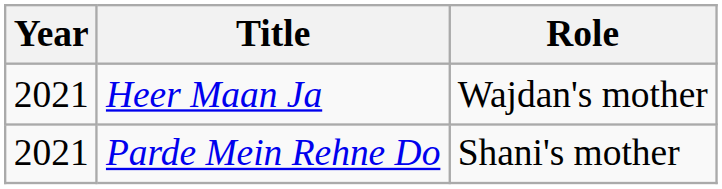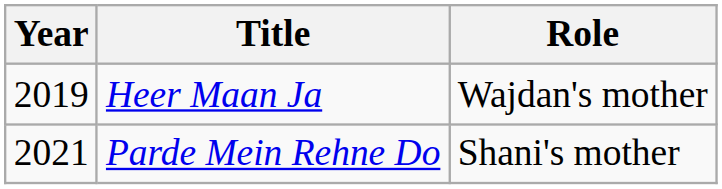(51, 93) 2021 -> (51, 93) 2019
